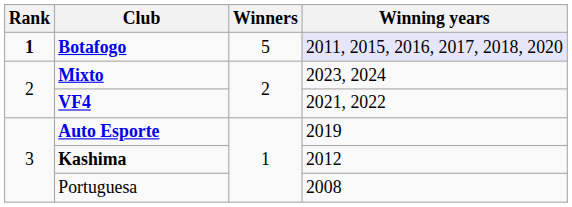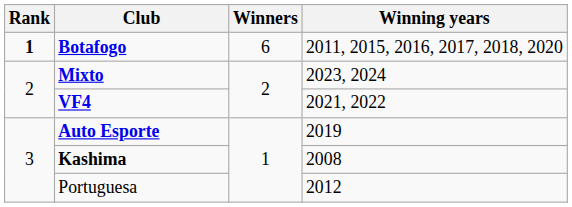(265, 46) 5 -> (265, 46) 6
(434, 46) lavender background -> (434, 46) no background
(324, 159) 2012 -> (324, 159) 2008
(324, 187) 2008 -> (324, 187) 2012
